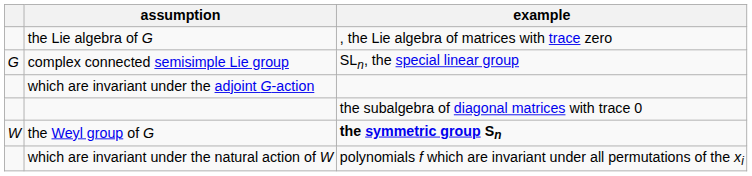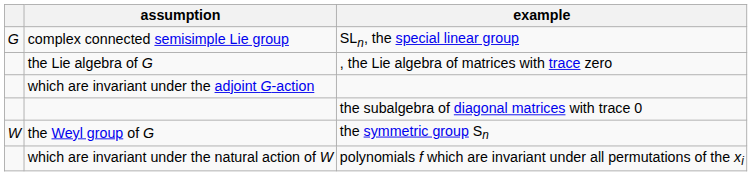rows swapped: (158, 62) <-> (90, 38)
(421, 133) bold -> (414, 133) normal
